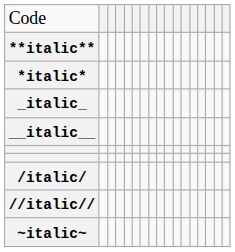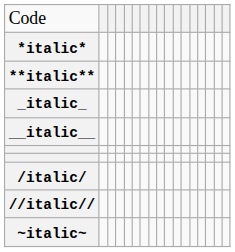rows swapped: (52, 77) <-> (52, 48)
